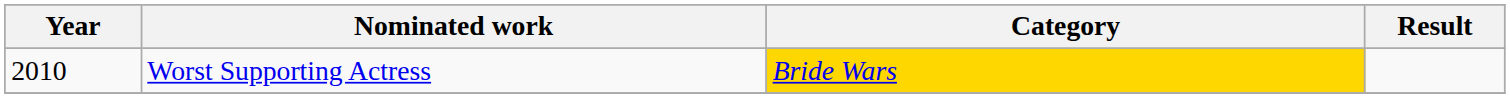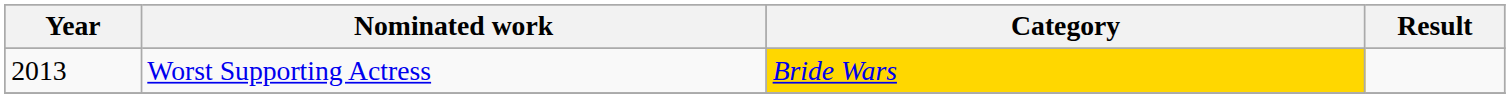(39, 70) 2010 -> (39, 70) 2013
